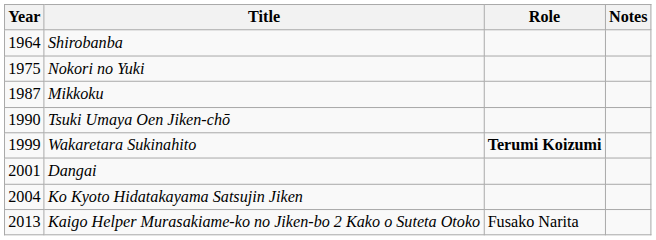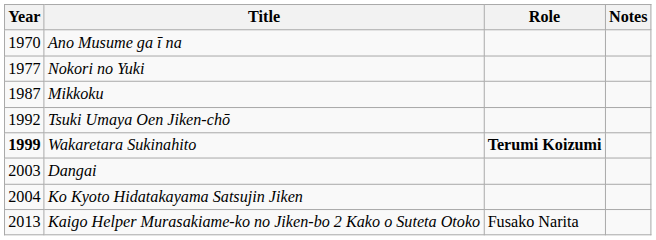- row: (85, 42)
+ row: (115, 42)
(24, 68) 1975 -> (24, 68) 1977
(24, 119) 1990 -> (24, 119) 1992
(24, 145) normal -> (24, 145) bold
(24, 171) 2001 -> (24, 171) 2003
